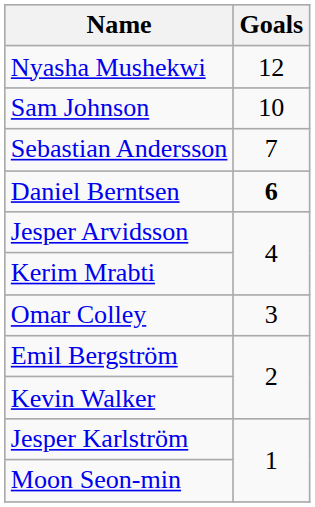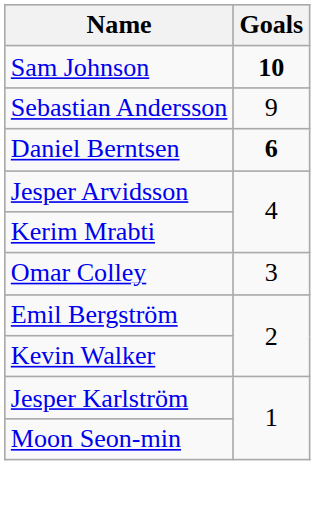- row: (108, 66)
(271, 107) normal -> (271, 66) bold
(271, 149) 7 -> (271, 107) 9
